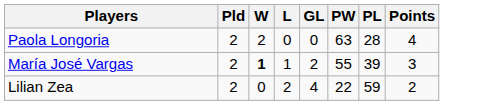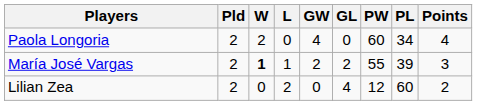+ column: (316, 16)
(343, 40) 63 -> (376, 40) 60
(372, 40) 28 -> (405, 40) 34
(343, 87) 22 -> (376, 87) 12
(372, 87) 59 -> (405, 87) 60
